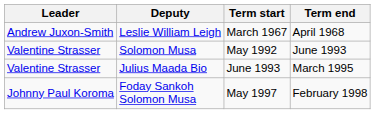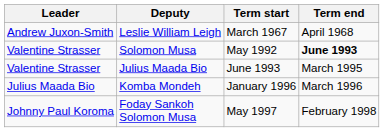(319, 50) normal -> (329, 50) bold
+ row: (160, 86)
